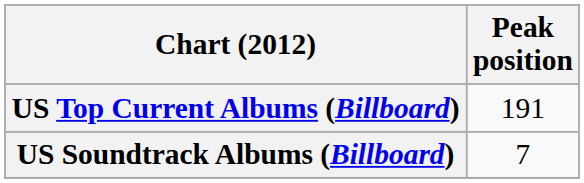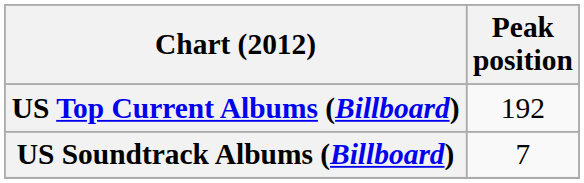(523, 107) 191 -> (523, 107) 192
